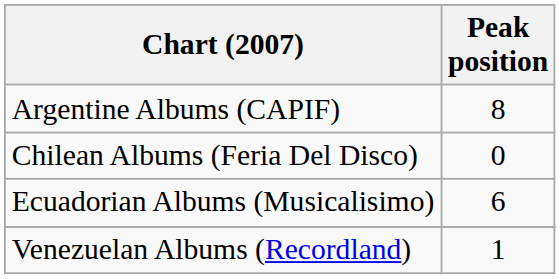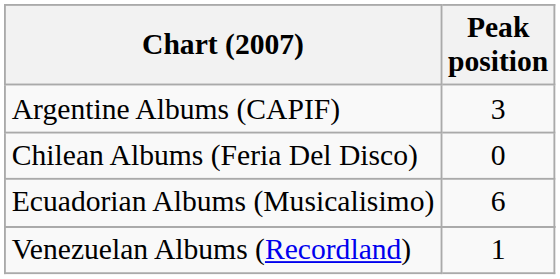(498, 108) 8 -> (498, 108) 3
